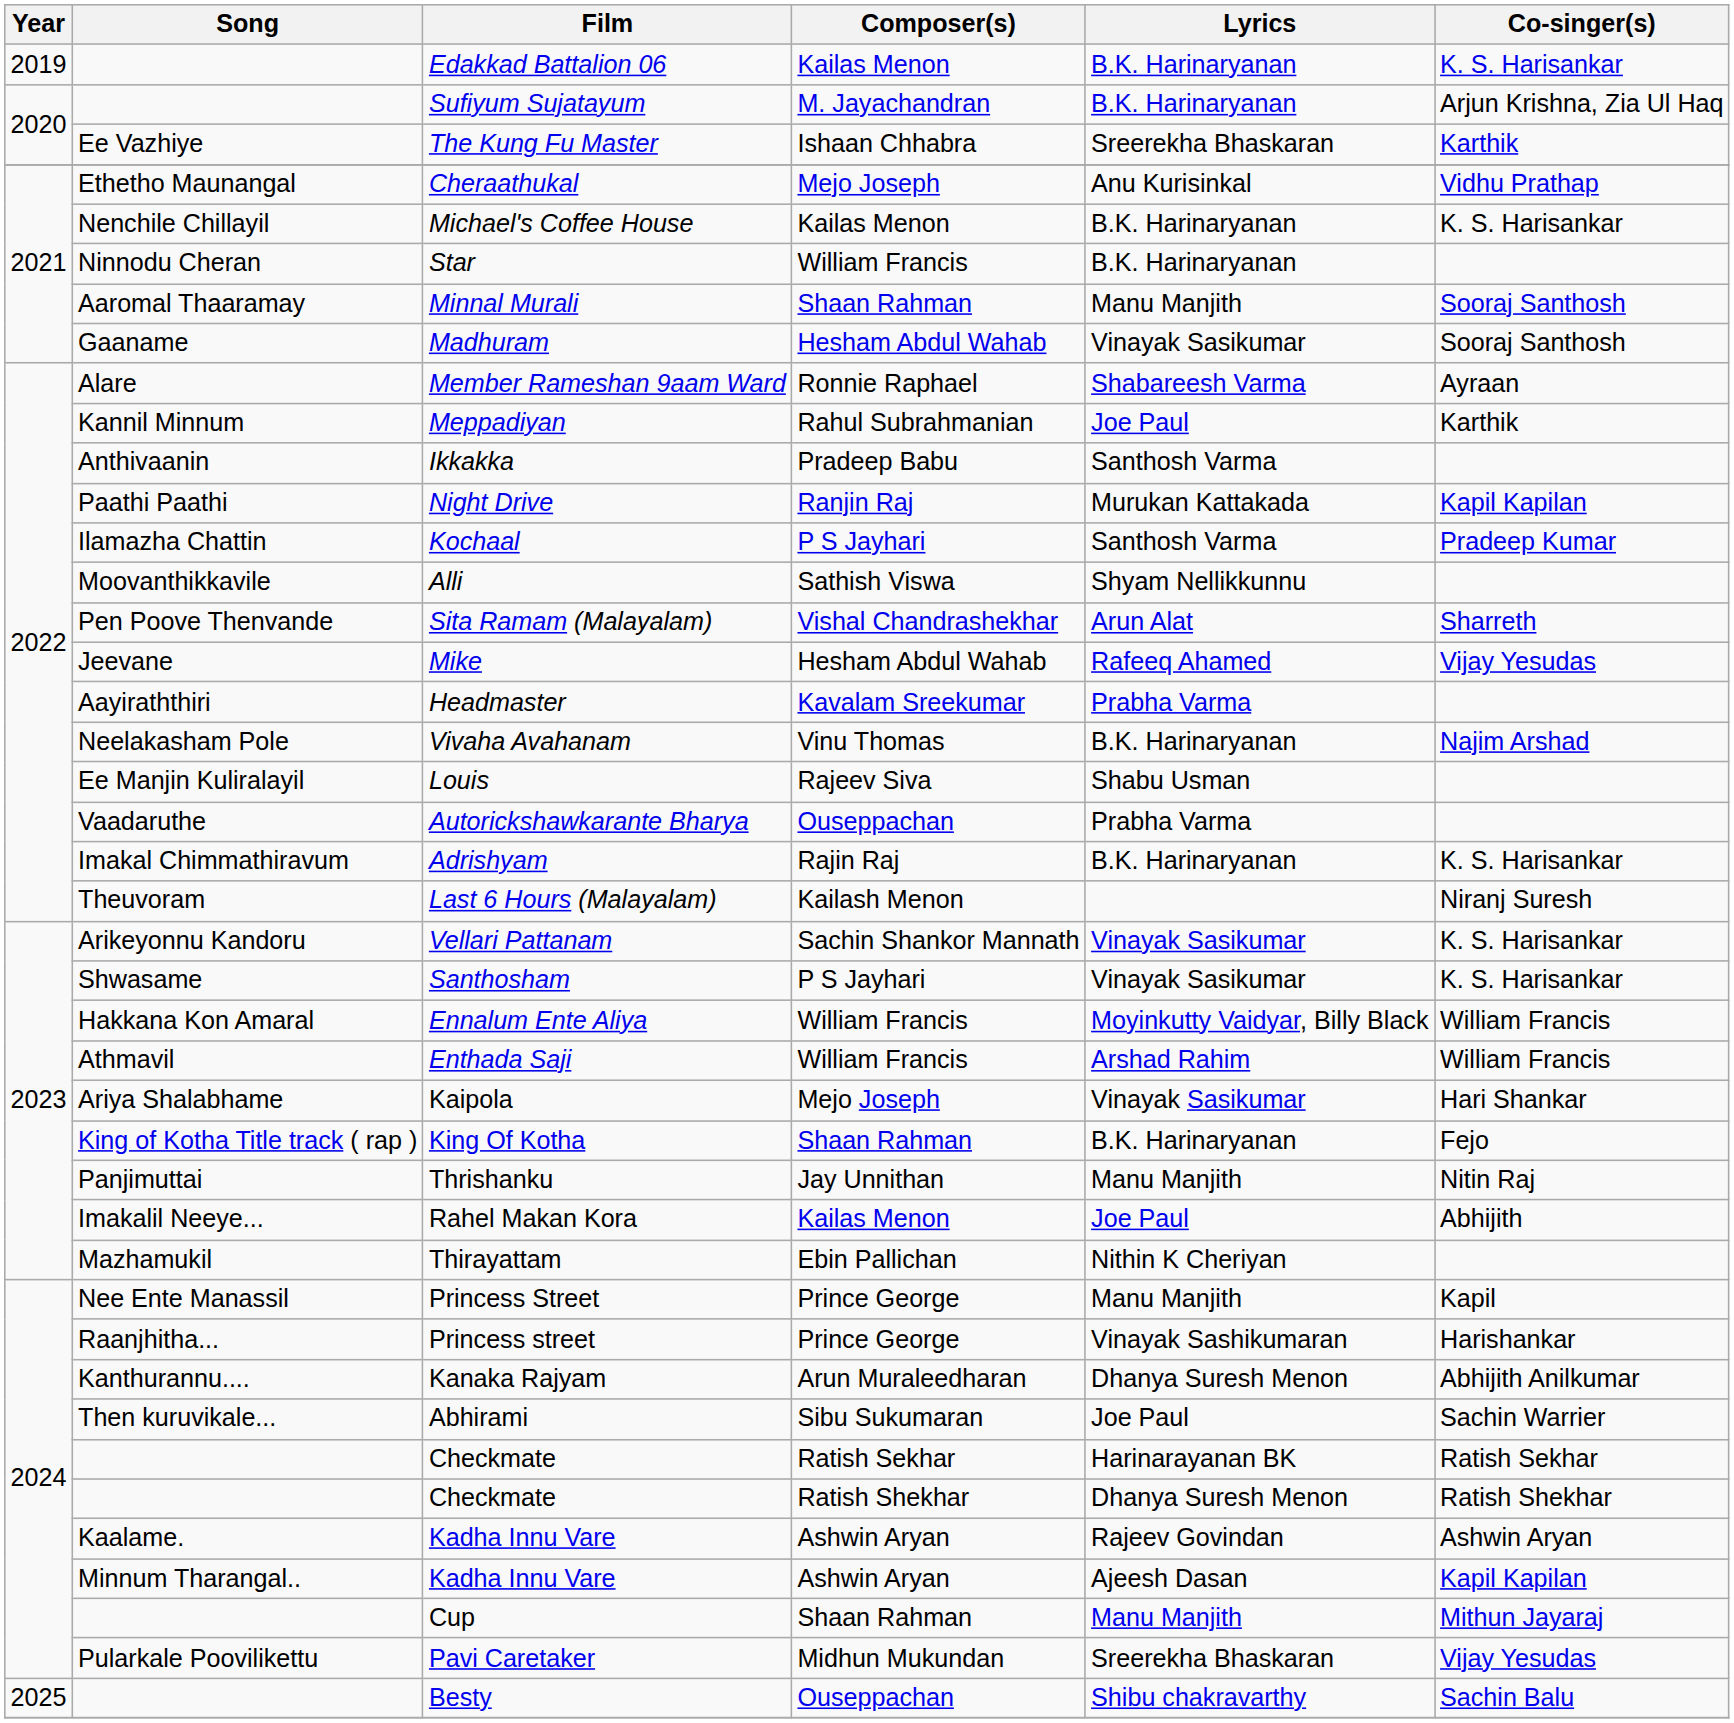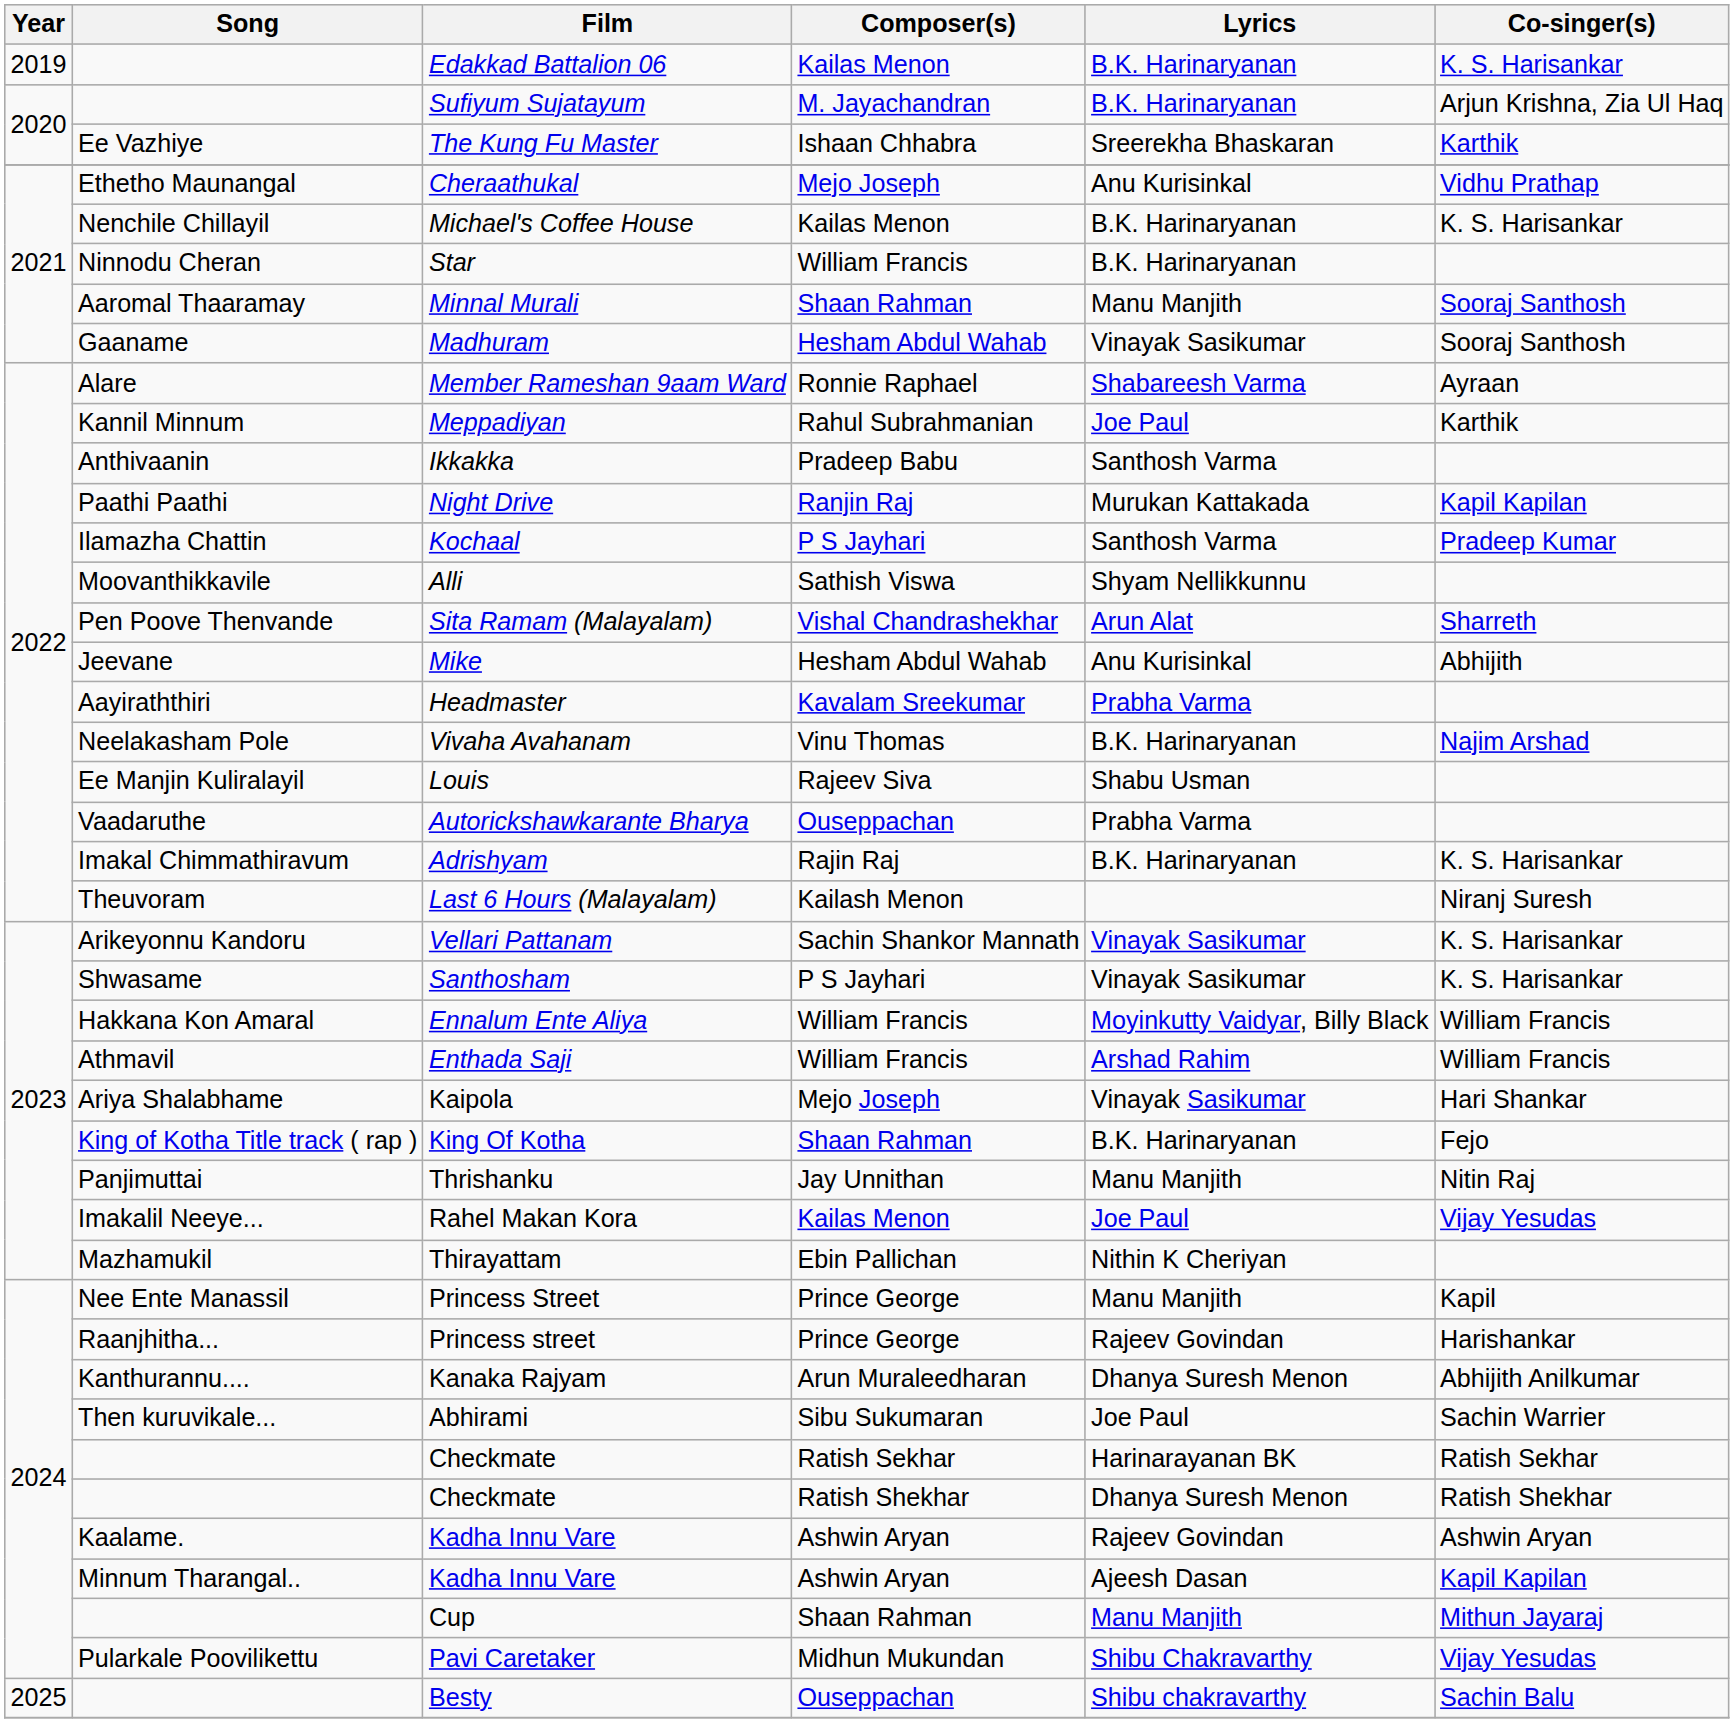(1181, 661) Rafeeq Ahamed -> (1171, 661) Anu Kurisinkal
(1518, 661) Vijay Yesudas -> (1481, 661) Abhijith
(1481, 1219) Abhijith -> (1518, 1219) Vijay Yesudas
(1219, 1339) Vinayak Sashikumaran -> (1187, 1339) Rajeev Govindan
(1213, 1657) Sreerekha Bhaskaran -> (1201, 1657) Shibu Chakravarthy
